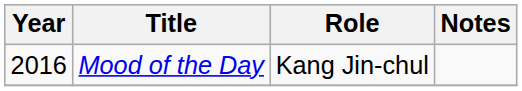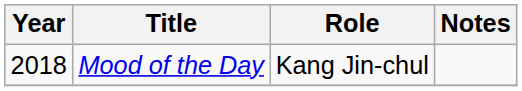(39, 64) 2016 -> (39, 64) 2018
